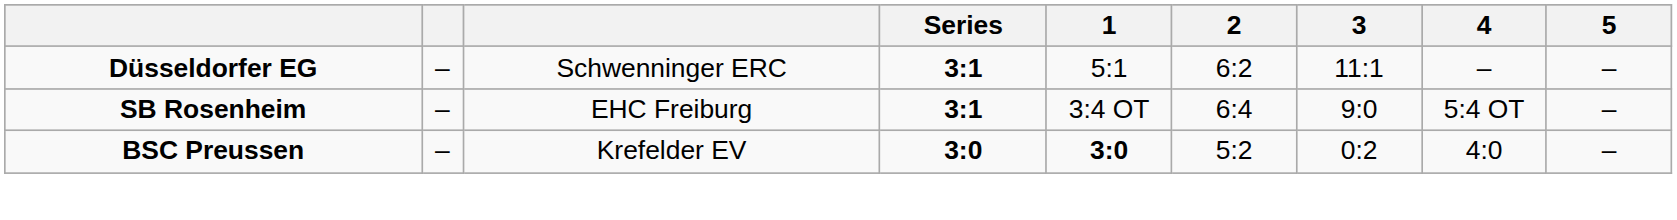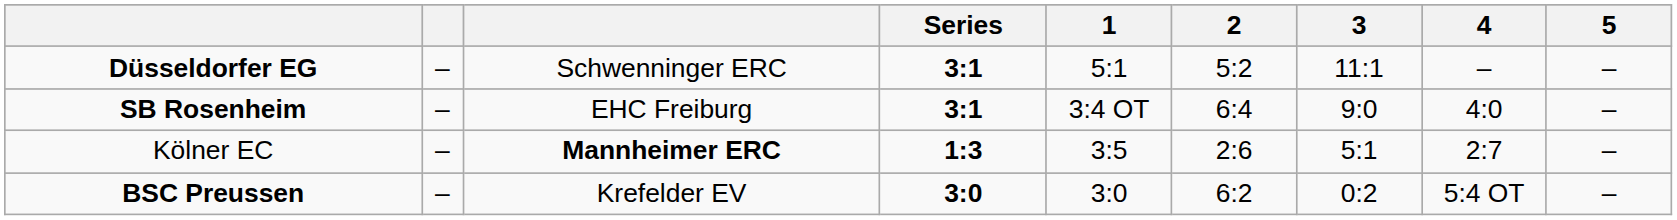(1234, 67) 6:2 -> (1234, 67) 5:2
(1484, 109) 5:4 OT -> (1484, 109) 4:0
+ row: (213, 151)
(1109, 151) bold -> (1109, 192) normal
(1234, 151) 5:2 -> (1234, 192) 6:2
(1484, 151) 4:0 -> (1484, 192) 5:4 OT
